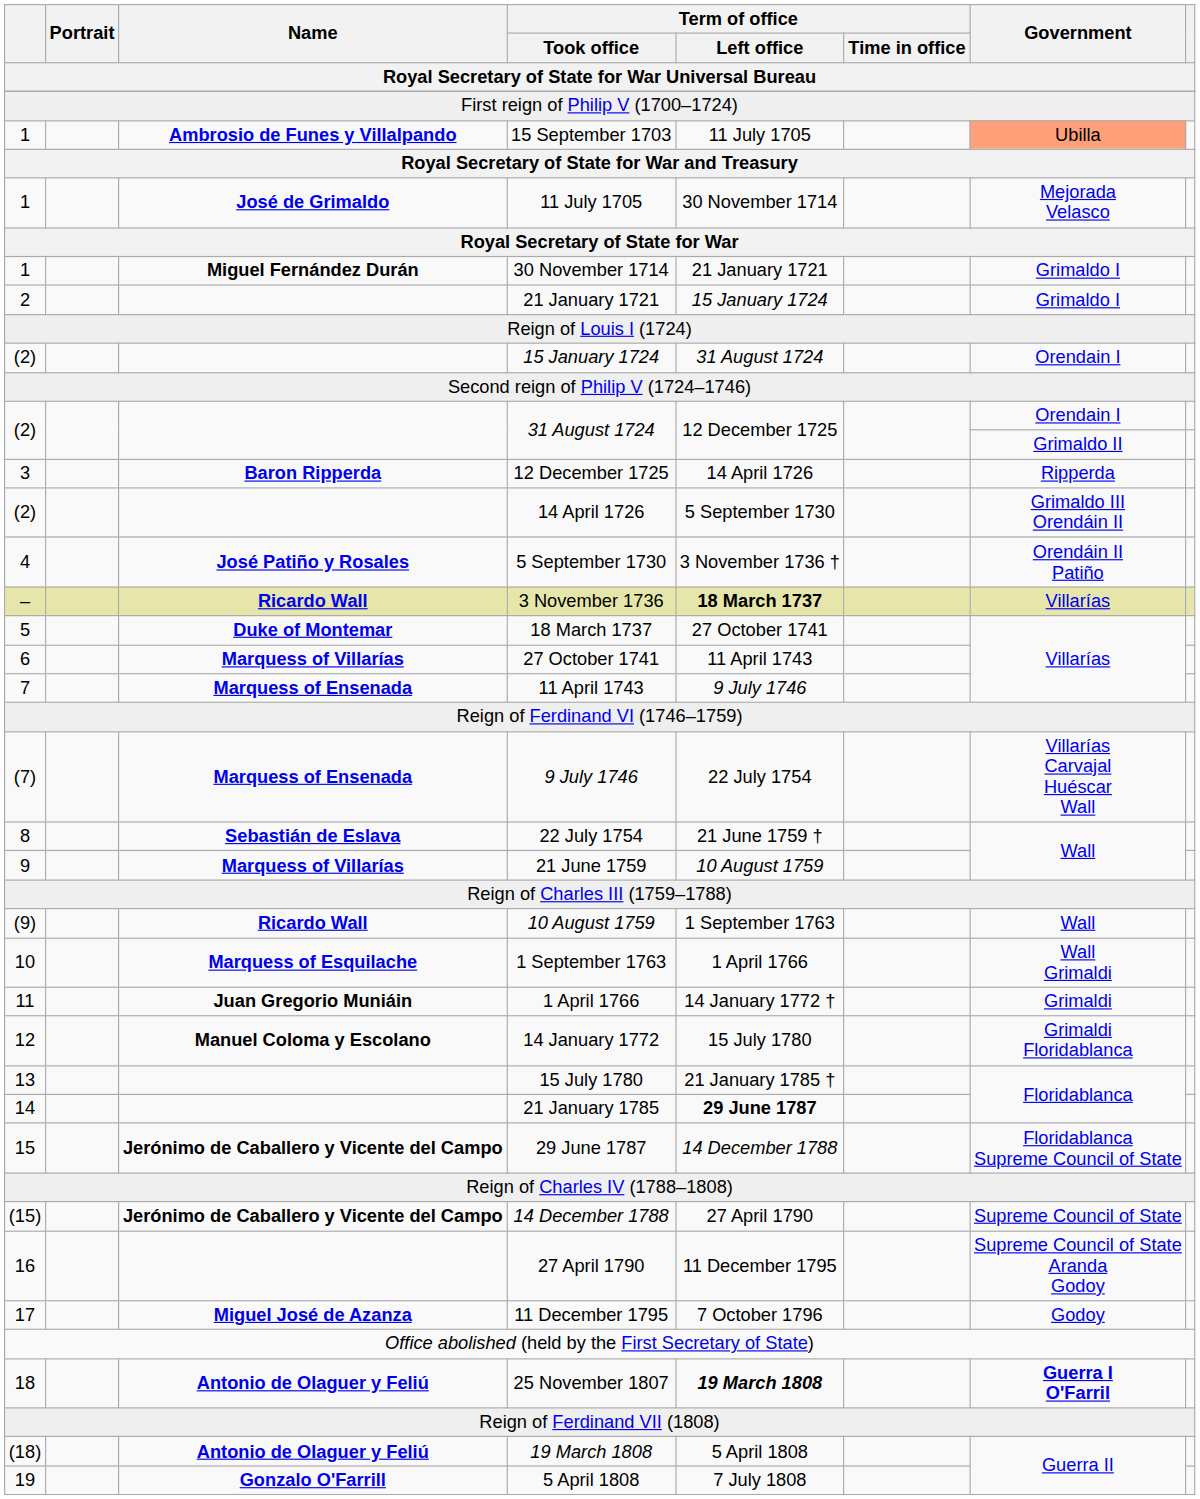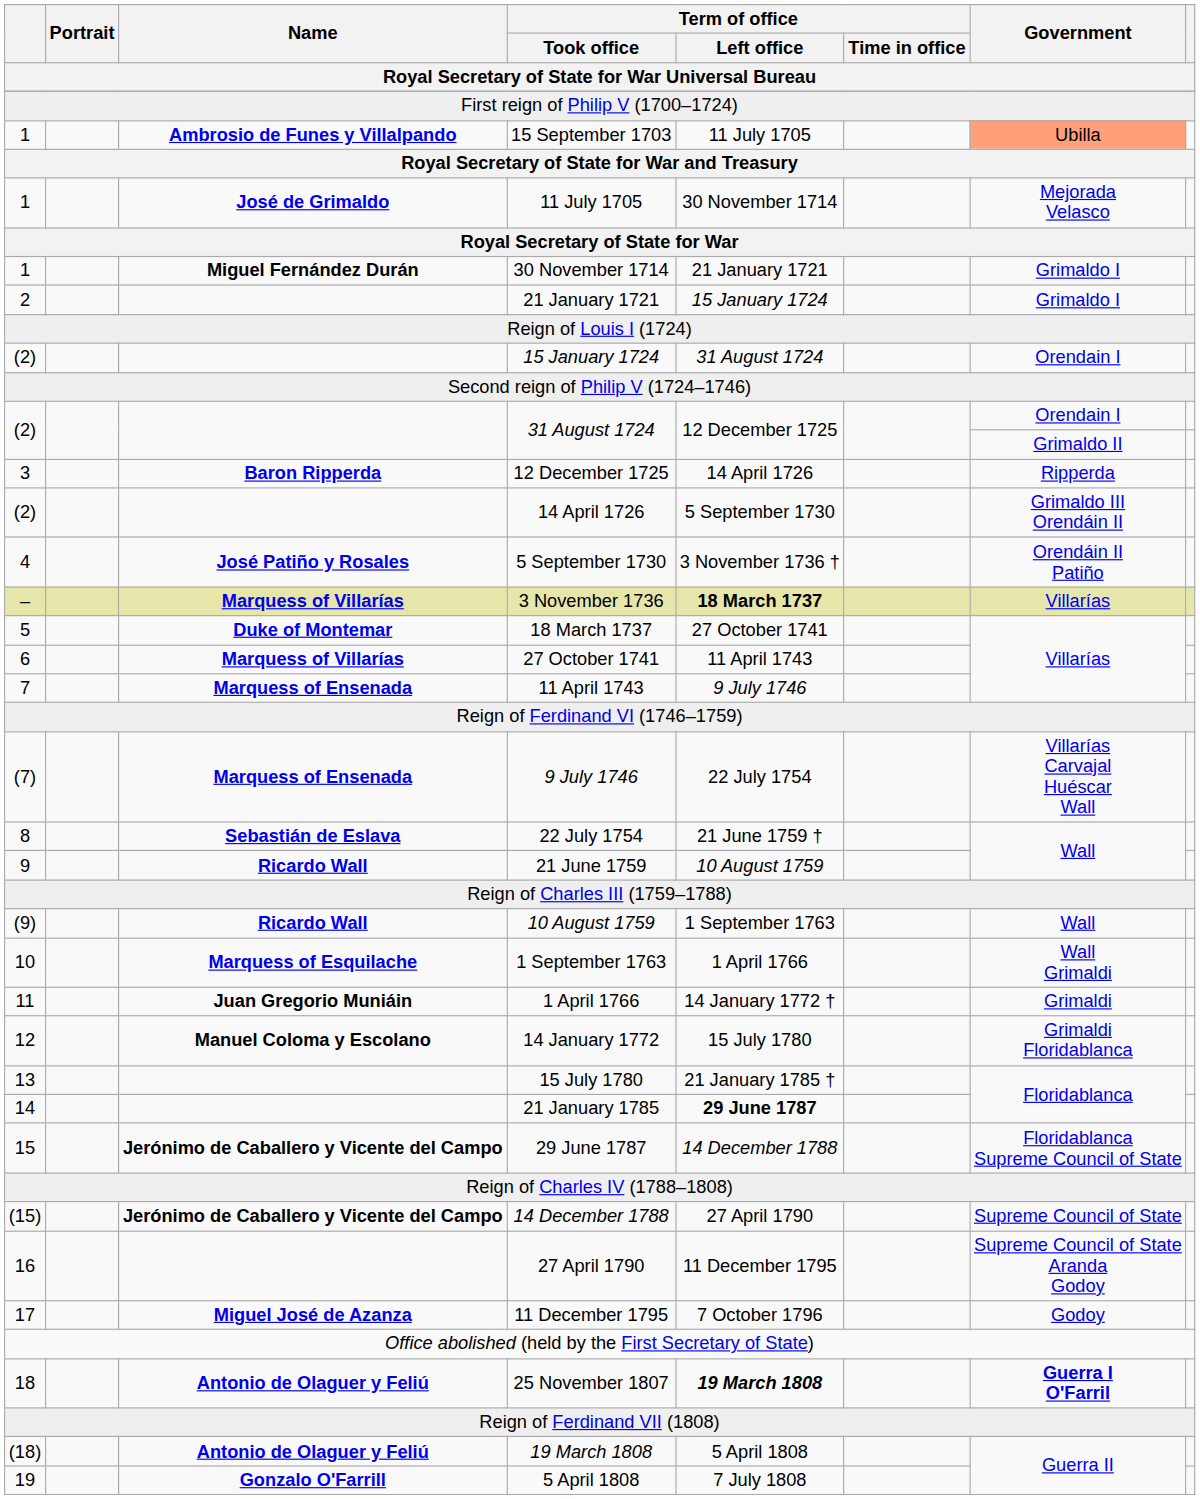(313, 601) Ricardo Wall -> (313, 601) Marquess of Villarías
(313, 865) Marquess of Villarías -> (313, 865) Ricardo Wall
